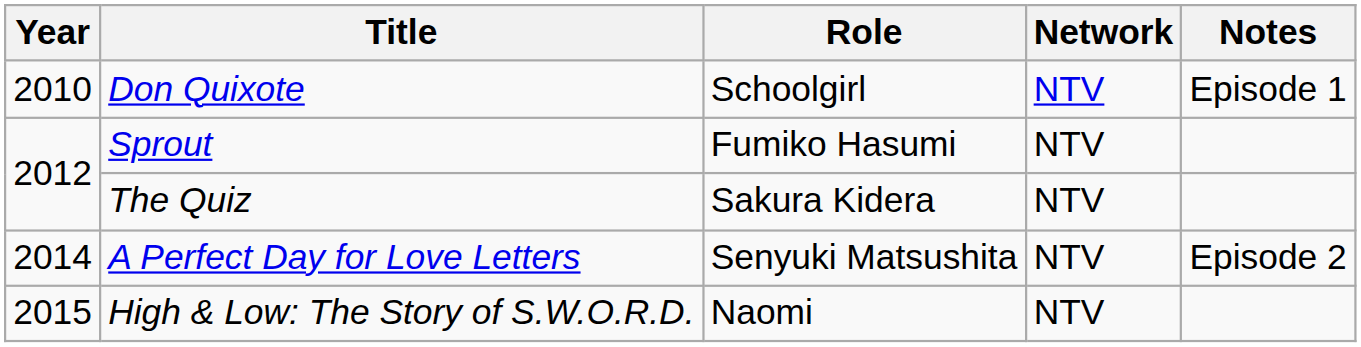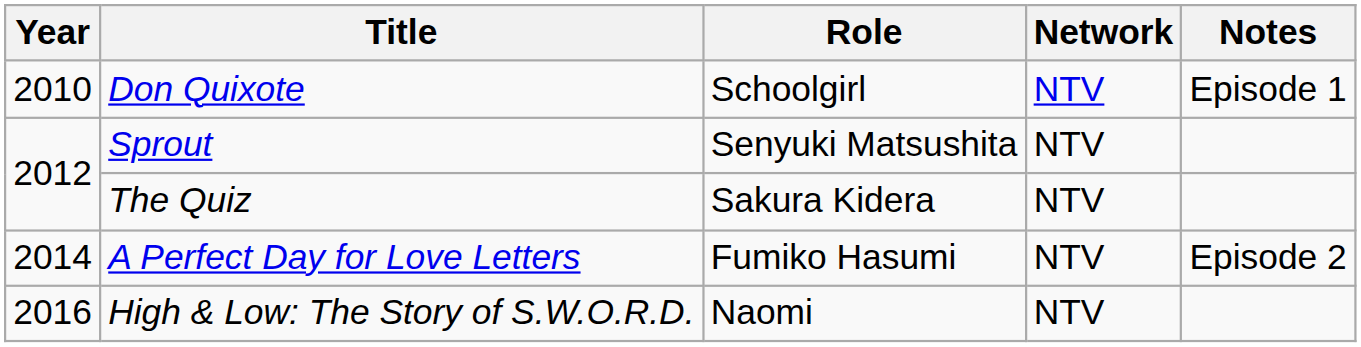(834, 144) Fumiko Hasumi -> (864, 144) Senyuki Matsushita
(864, 256) Senyuki Matsushita -> (834, 256) Fumiko Hasumi
(53, 312) 2015 -> (53, 312) 2016
